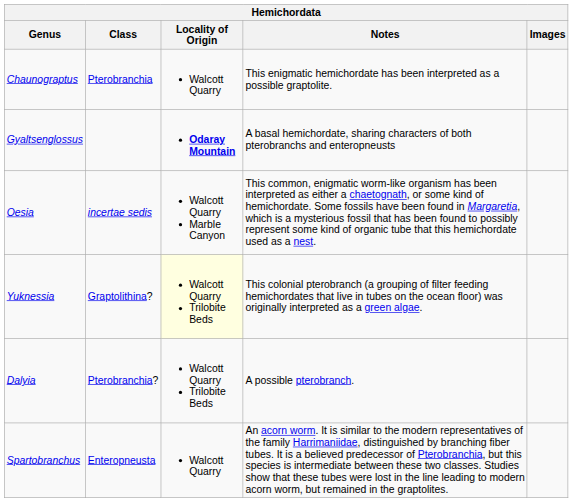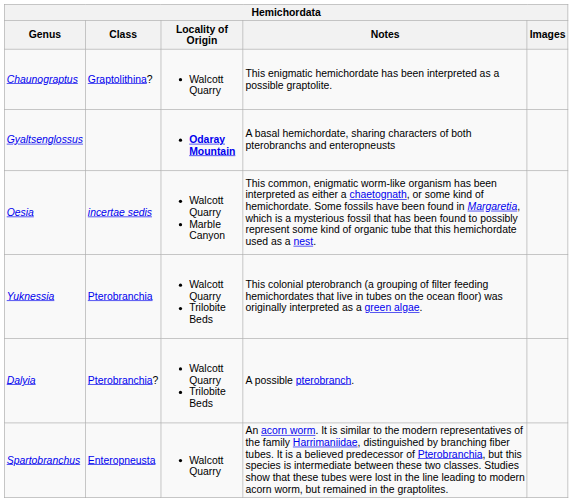(120, 79) Pterobranchia -> (120, 79) Graptolithina?
(120, 296) Graptolithina? -> (120, 296) Pterobranchia
(202, 302) lightyellow background -> (202, 302) no background
